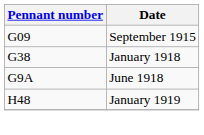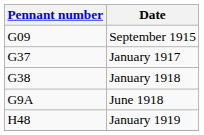+ row: (145, 57)
